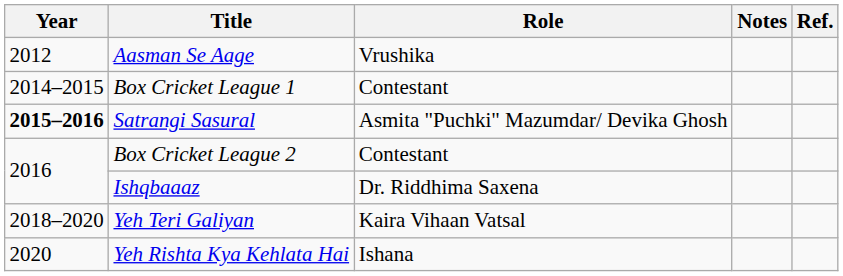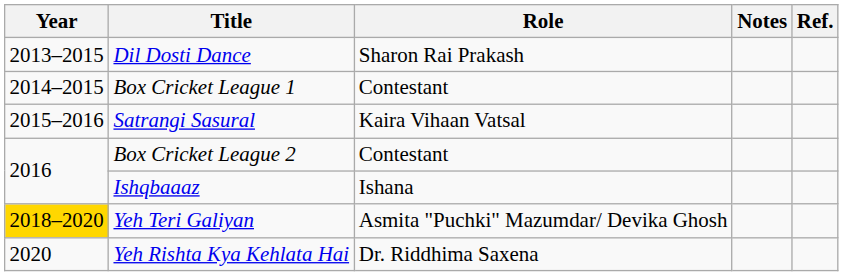- row: (184, 54)
+ row: (182, 54)
(57, 120) bold -> (57, 120) normal
(543, 120) Asmita "Puchki" Mazumdar/ Devika Ghosh -> (442, 120) Kaira Vihaan Vatsal
(449, 187) Dr. Riddhima Saxena -> (386, 187) Ishana
(57, 220) no background -> (57, 220) gold background
(442, 220) Kaira Vihaan Vatsal -> (543, 220) Asmita "Puchki" Mazumdar/ Devika Ghosh
(386, 253) Ishana -> (449, 253) Dr. Riddhima Saxena
